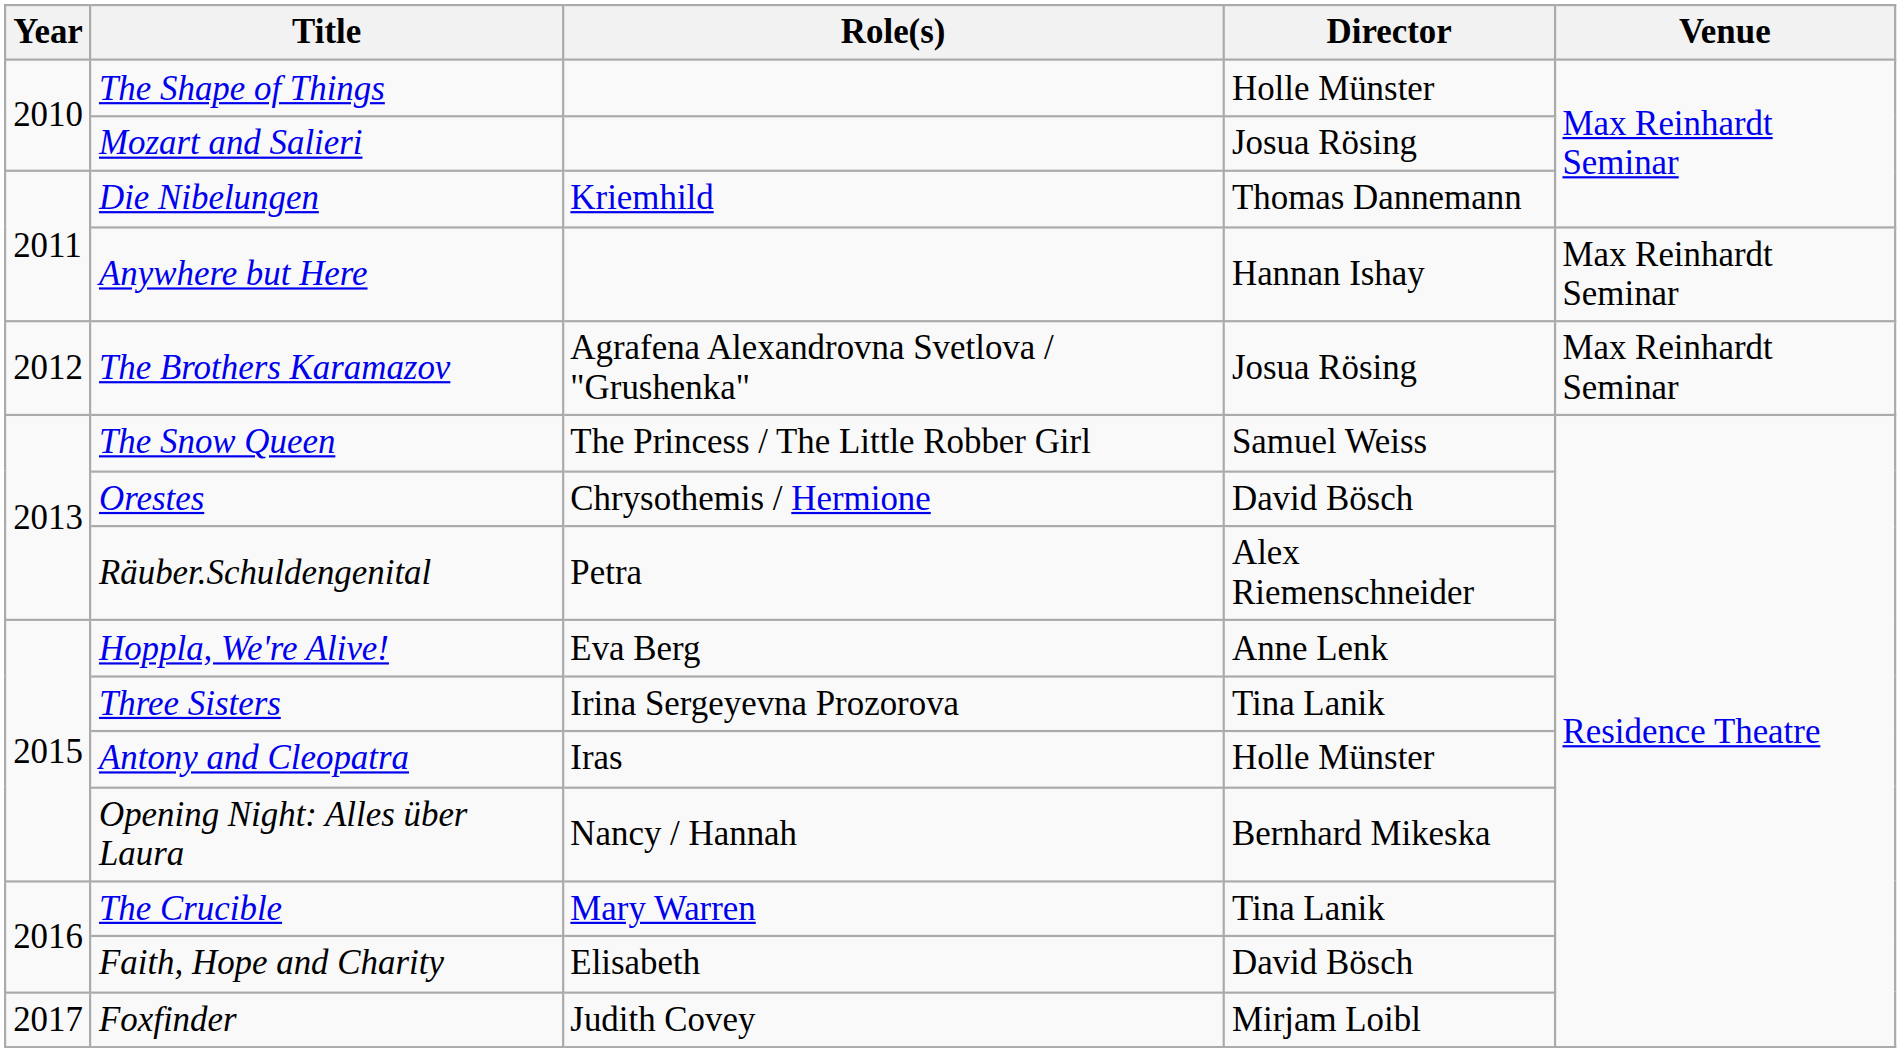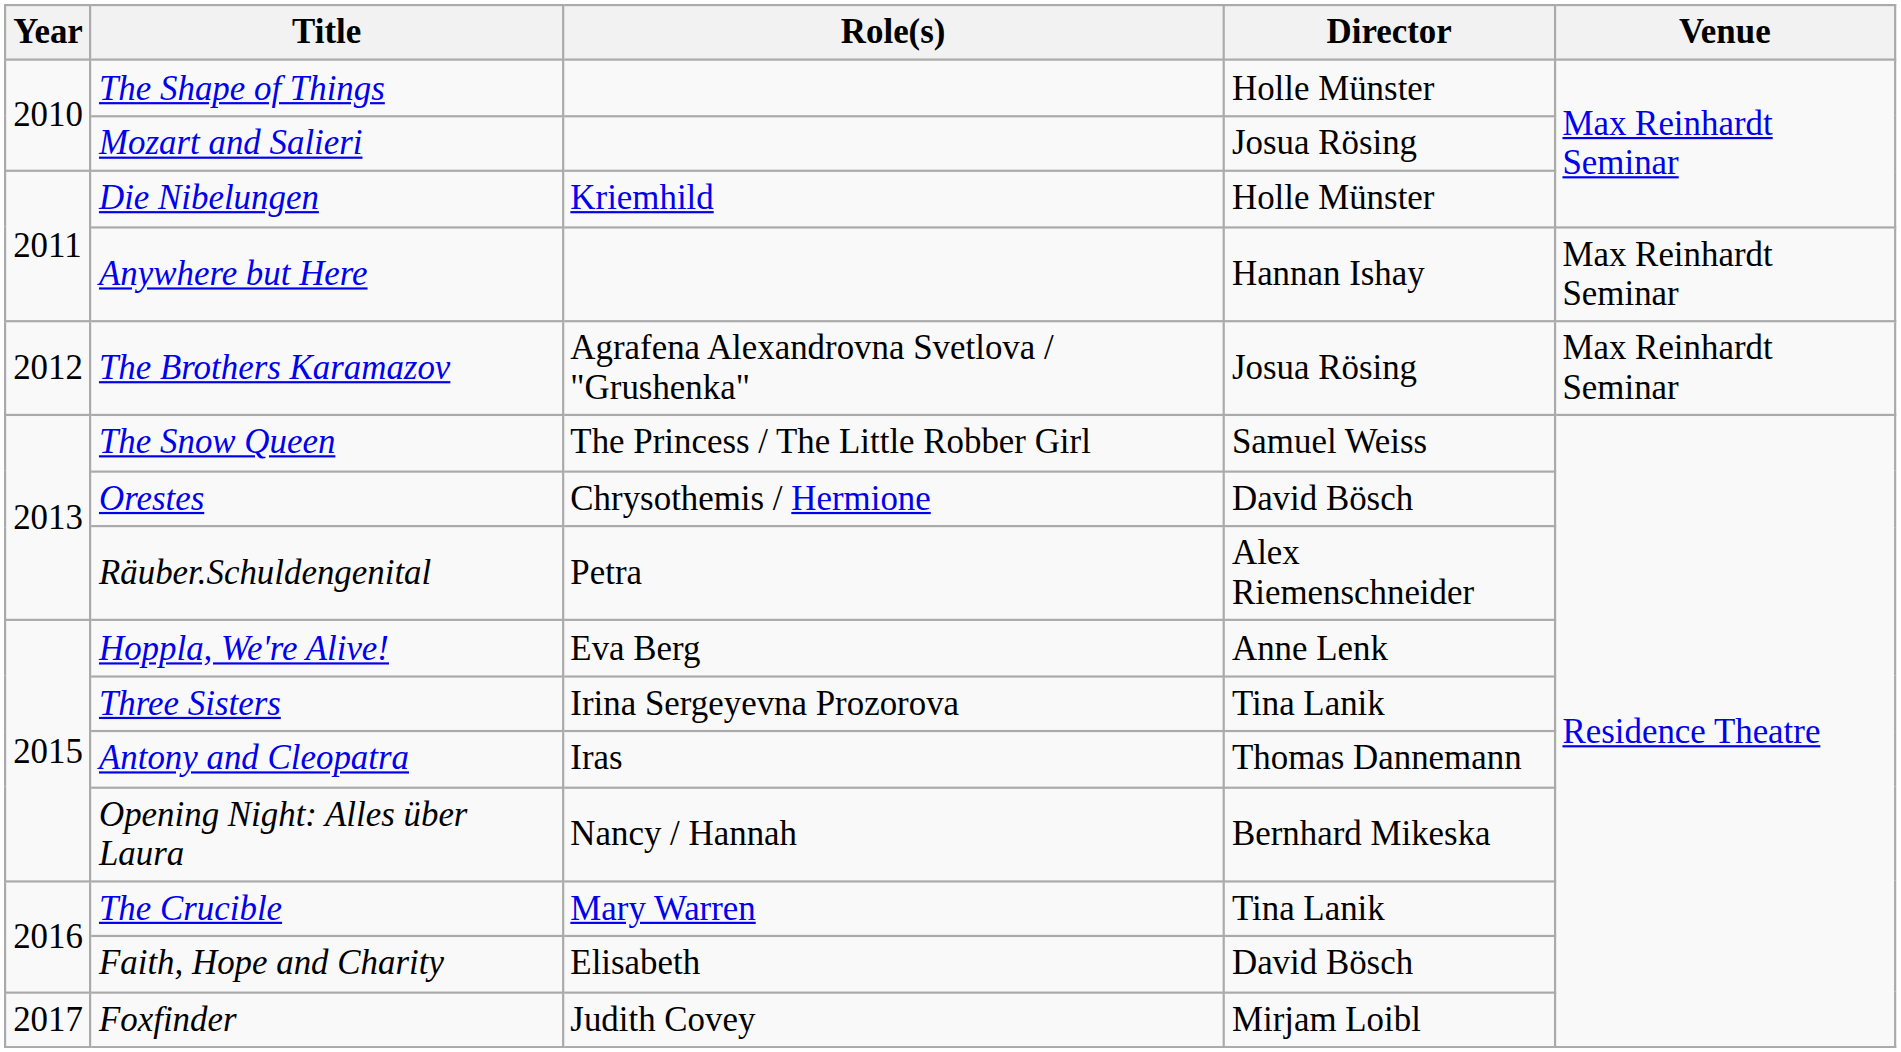(1377, 198) Thomas Dannemann -> (1333, 198) Holle Münster
(1333, 758) Holle Münster -> (1377, 758) Thomas Dannemann
